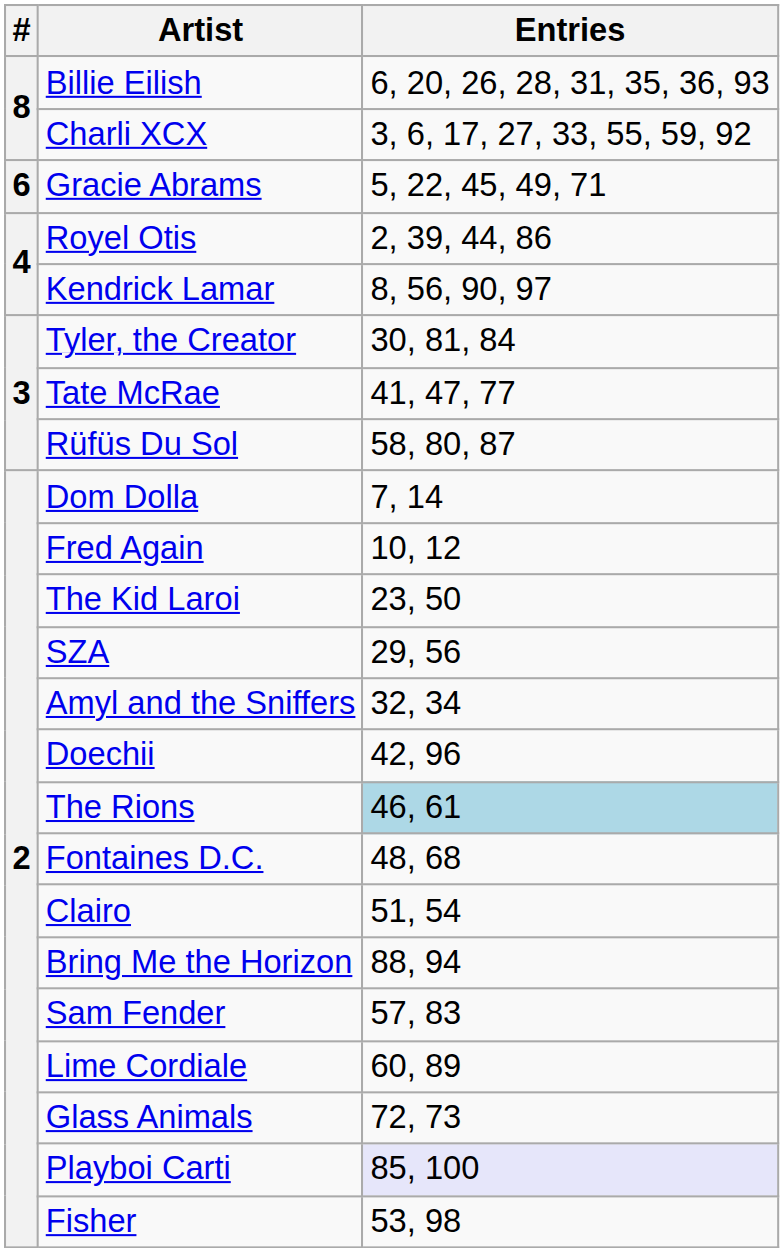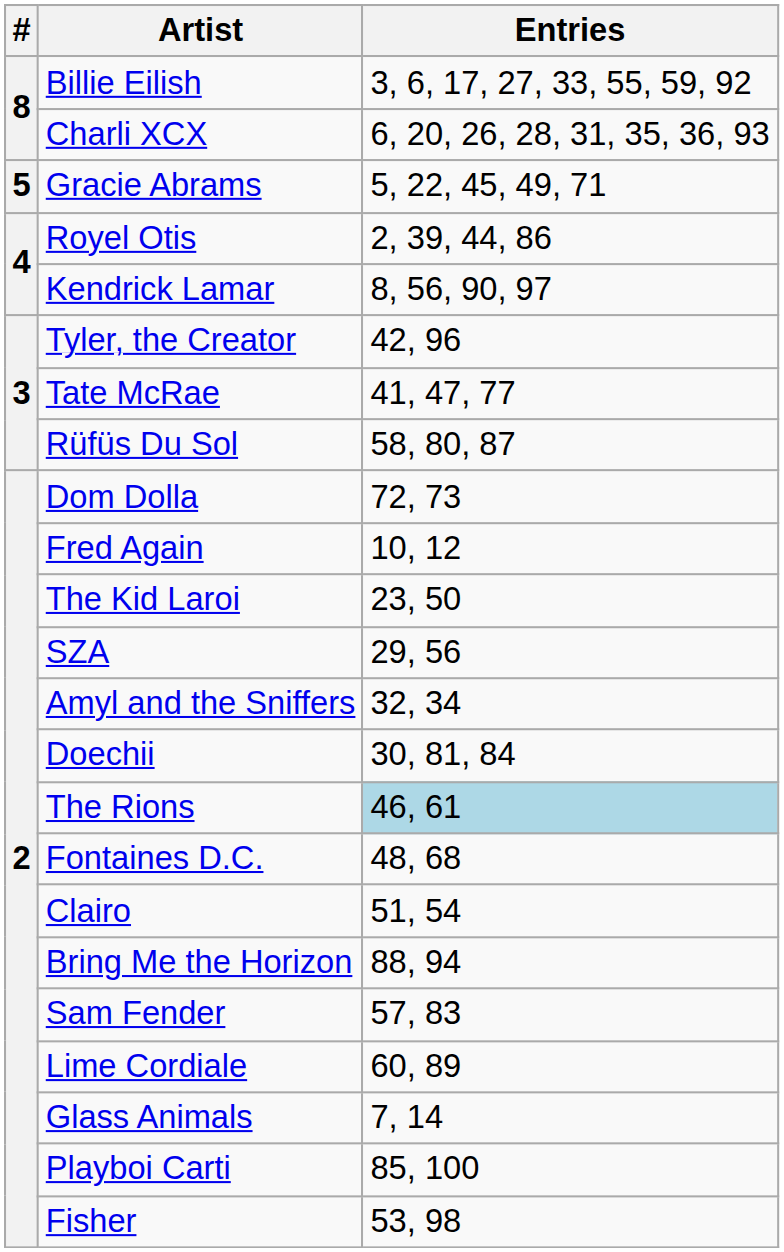(570, 82) 6, 20, 26, 28, 31, 35, 36, 93 -> (561, 82) 3, 6, 17, 27, 33, 55, 59, 92
(561, 133) 3, 6, 17, 27, 33, 55, 59, 92 -> (570, 133) 6, 20, 26, 28, 31, 35, 36, 93
(22, 185) 6 -> (22, 185) 5
(443, 340) 30, 81, 84 -> (416, 340) 42, 96
(407, 496) 7, 14 -> (416, 496) 72, 73
(416, 755) 42, 96 -> (443, 755) 30, 81, 84
(416, 1117) 72, 73 -> (407, 1117) 7, 14
(425, 1169) lavender background -> (425, 1169) no background
